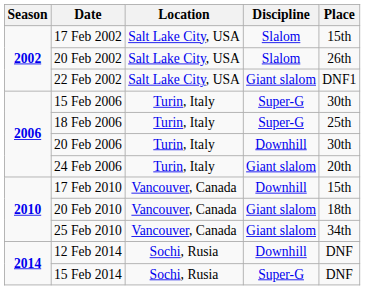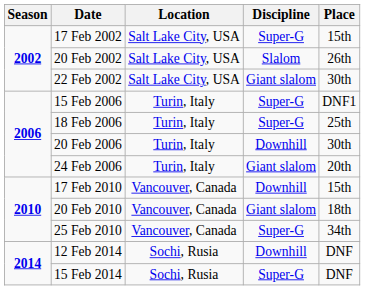(281, 36) Slalom -> (281, 36) Super-G
(339, 79) DNF1 -> (339, 79) 30th
(339, 101) 30th -> (339, 101) DNF1
(281, 230) Giant slalom -> (281, 230) Super-G
